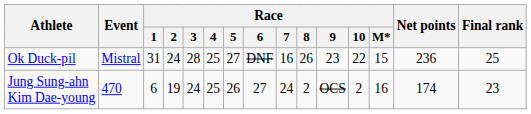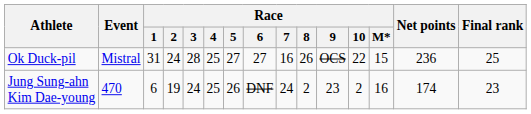(260, 59) DNF -> (260, 59) 27
(333, 59) 23 -> (333, 59) OCS
(260, 89) 27 -> (260, 89) DNF
(333, 89) OCS -> (333, 89) 23
